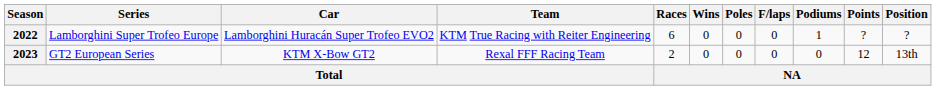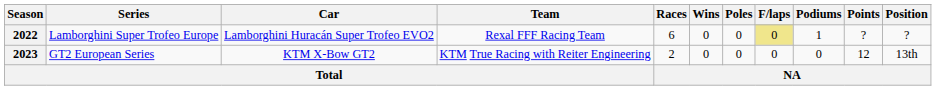(545, 35) KTM True Racing with Reiter Engineering -> (545, 35) Rexal FFF Racing Team
(774, 35) no background -> (774, 35) khaki background
(545, 55) Rexal FFF Racing Team -> (545, 55) KTM True Racing with Reiter Engineering
